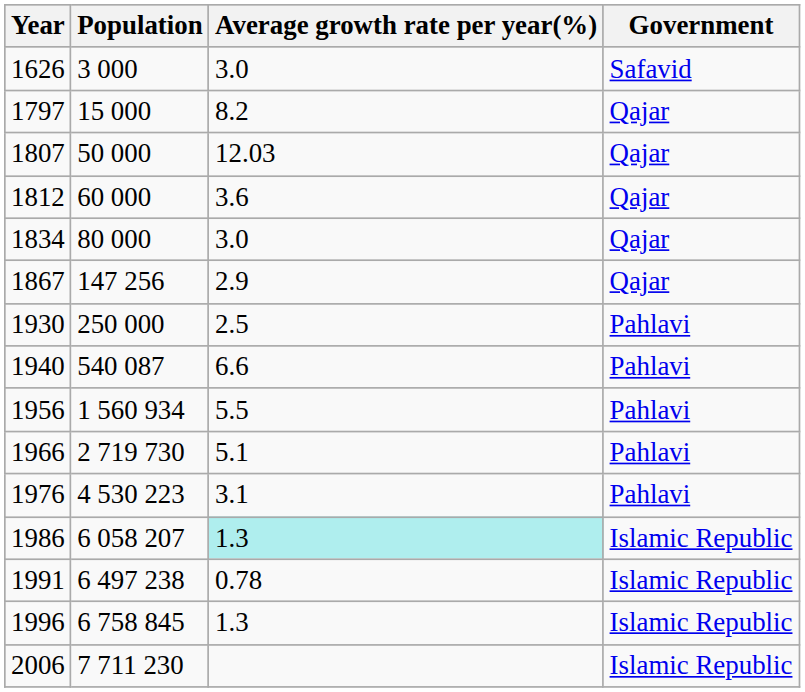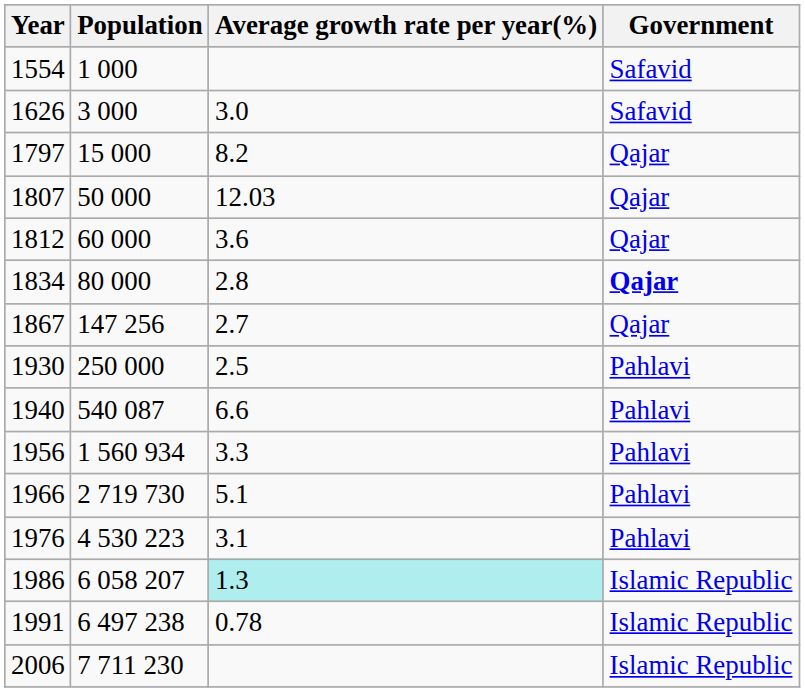+ row: (38, 68)
(232, 238) 3.0 -> (232, 281) 2.8
(639, 238) normal -> (644, 281) bold
(232, 281) 2.9 -> (232, 324) 2.7
(232, 409) 5.5 -> (232, 452) 3.3
- row: (38, 622)
